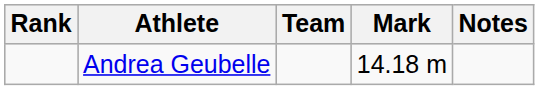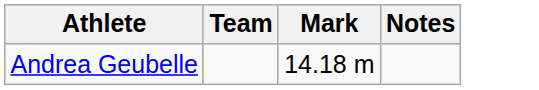- column: (41, 24)
